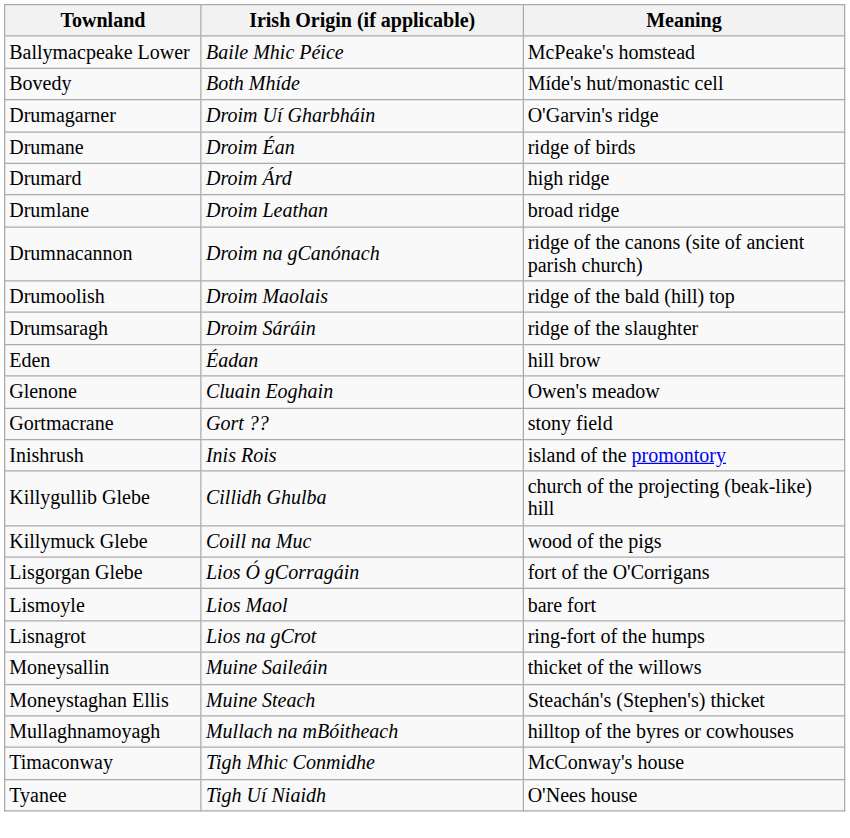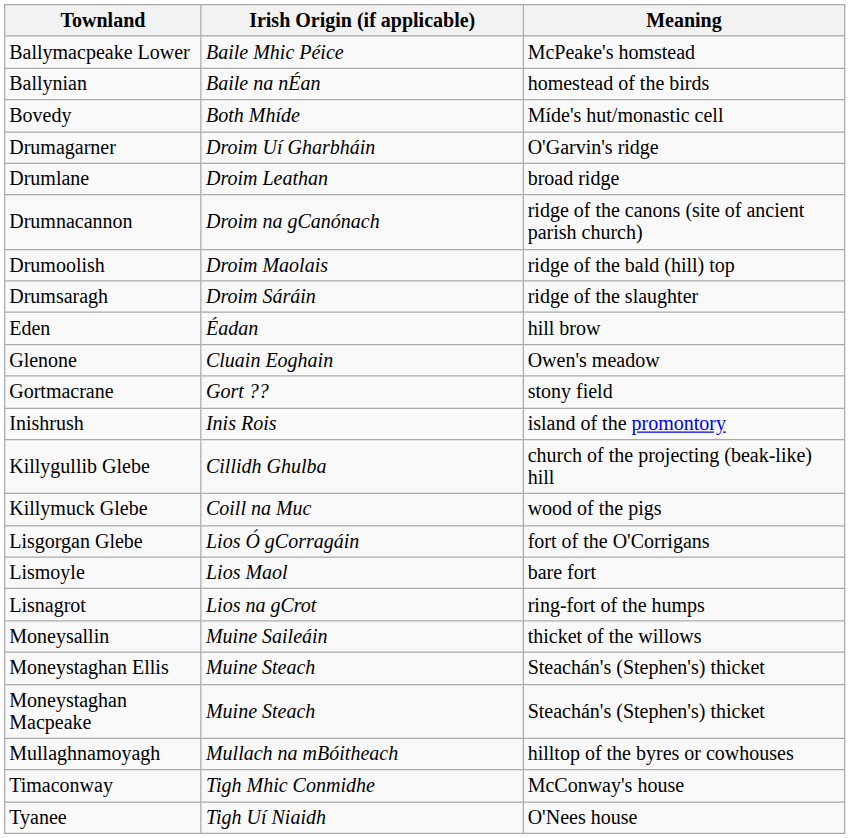+ row: (48, 83)
- row: (46, 147)
- row: (45, 178)
+ row: (68, 710)
